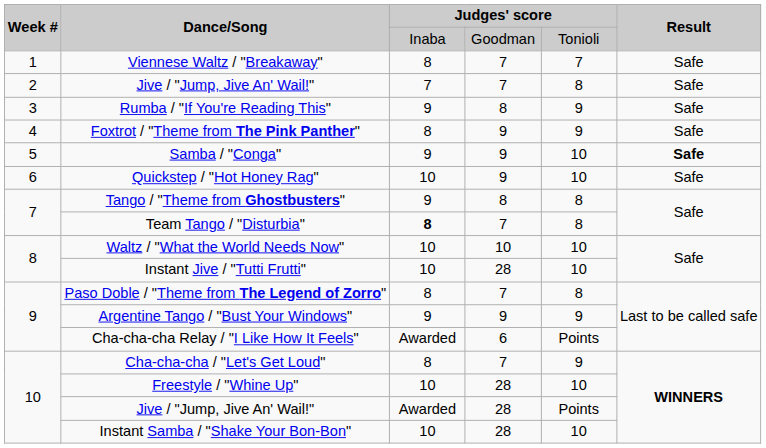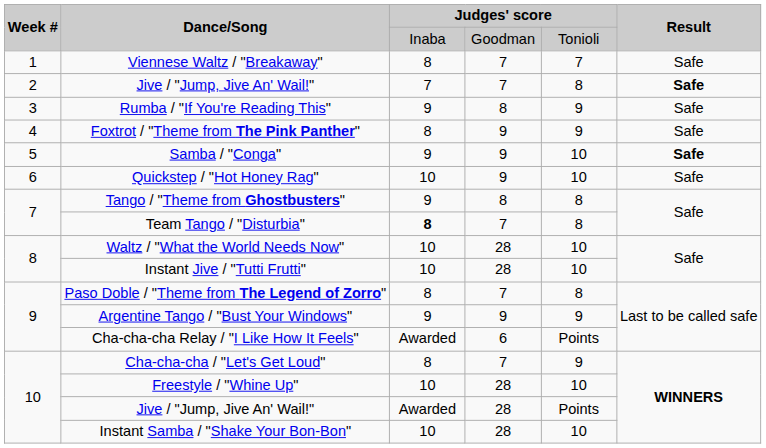(689, 85) normal -> (689, 85) bold
(503, 246) 10 -> (503, 246) 28
